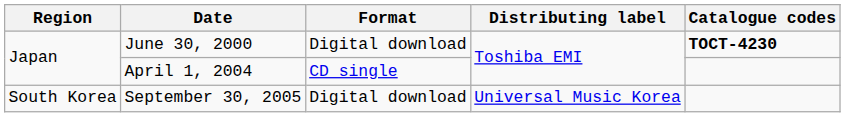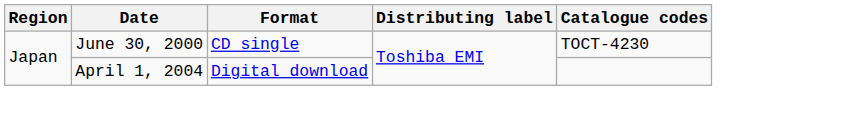(388, 45) Digital download -> (255, 45) CD single
(733, 45) bold -> (605, 45) normal
(353, 71) CD single -> (290, 71) Digital download
- row: (213, 98)
